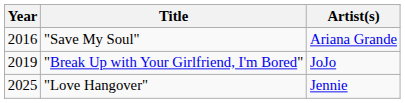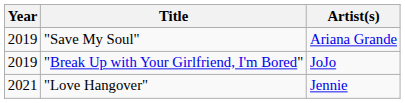(23, 39) 2016 -> (23, 39) 2019
(23, 86) 2025 -> (23, 86) 2021
